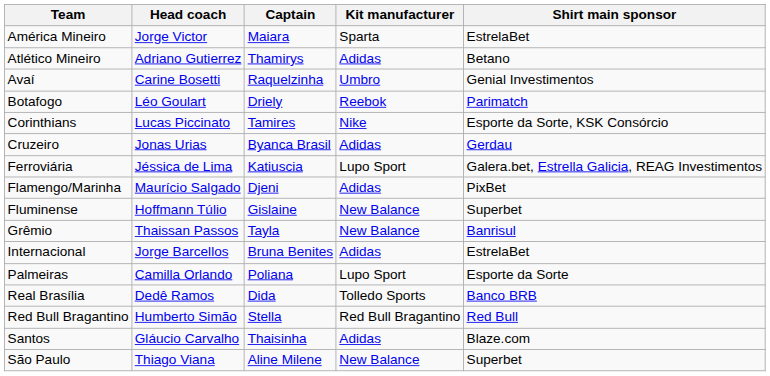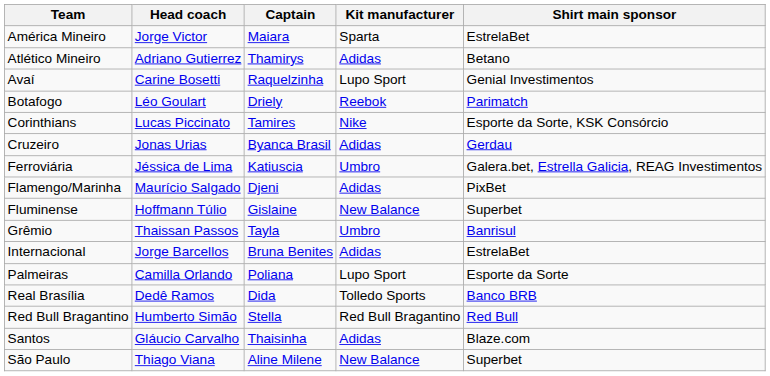(360, 79) Umbro -> (373, 79) Lupo Sport
(373, 166) Lupo Sport -> (360, 166) Umbro
(379, 230) New Balance -> (360, 230) Umbro
